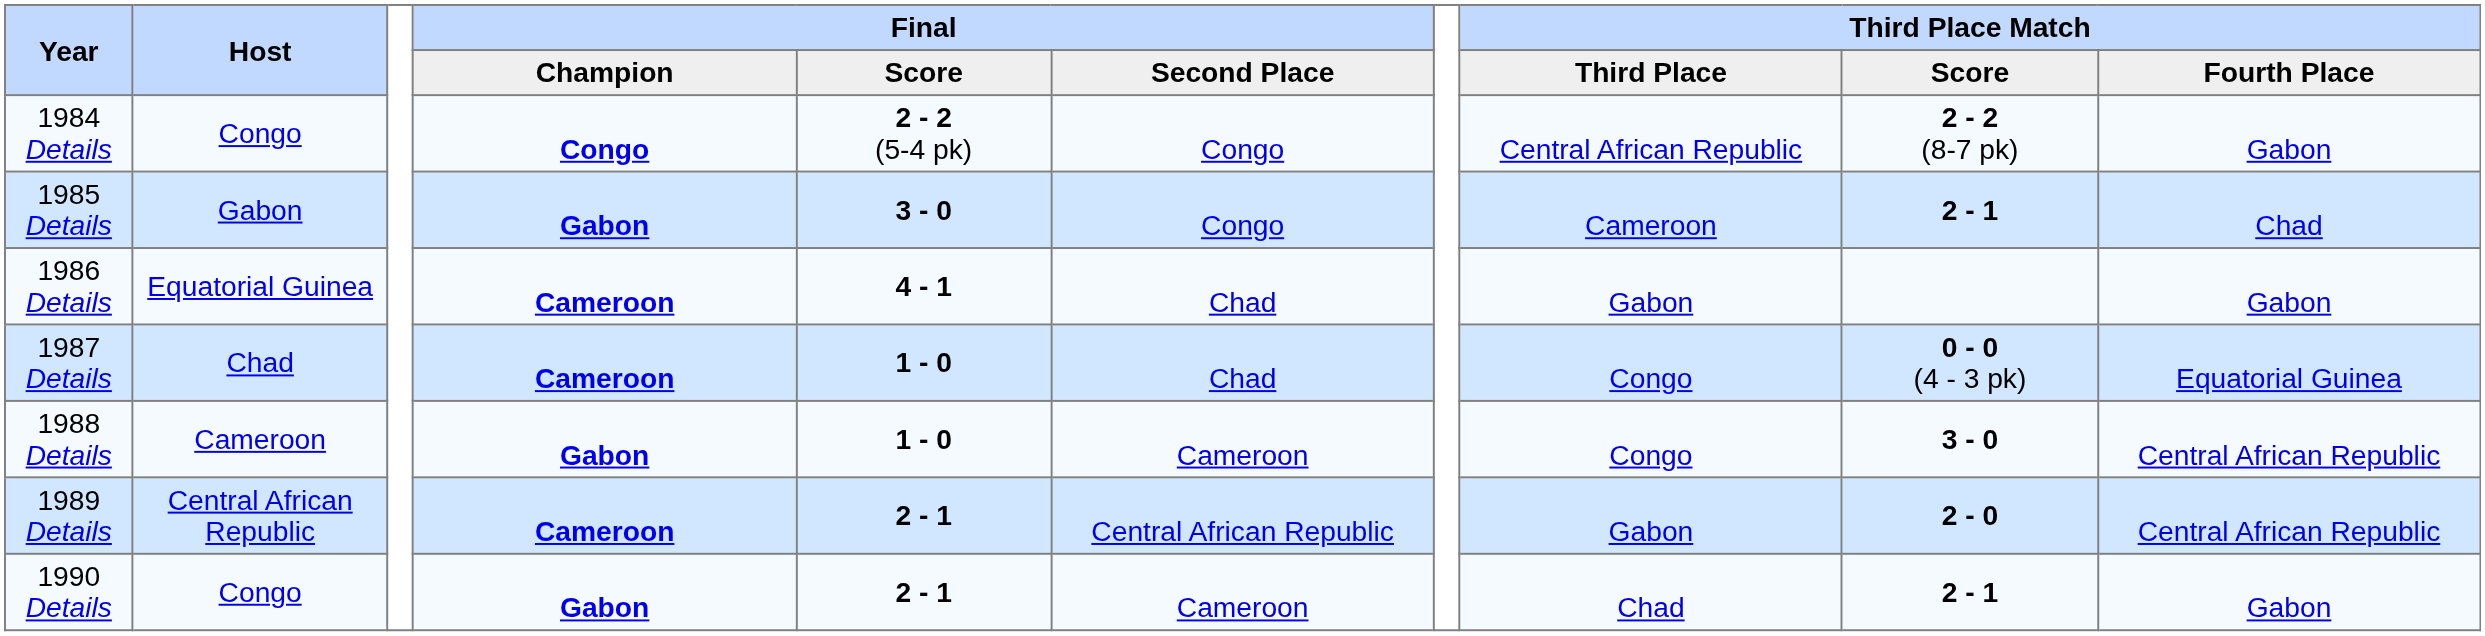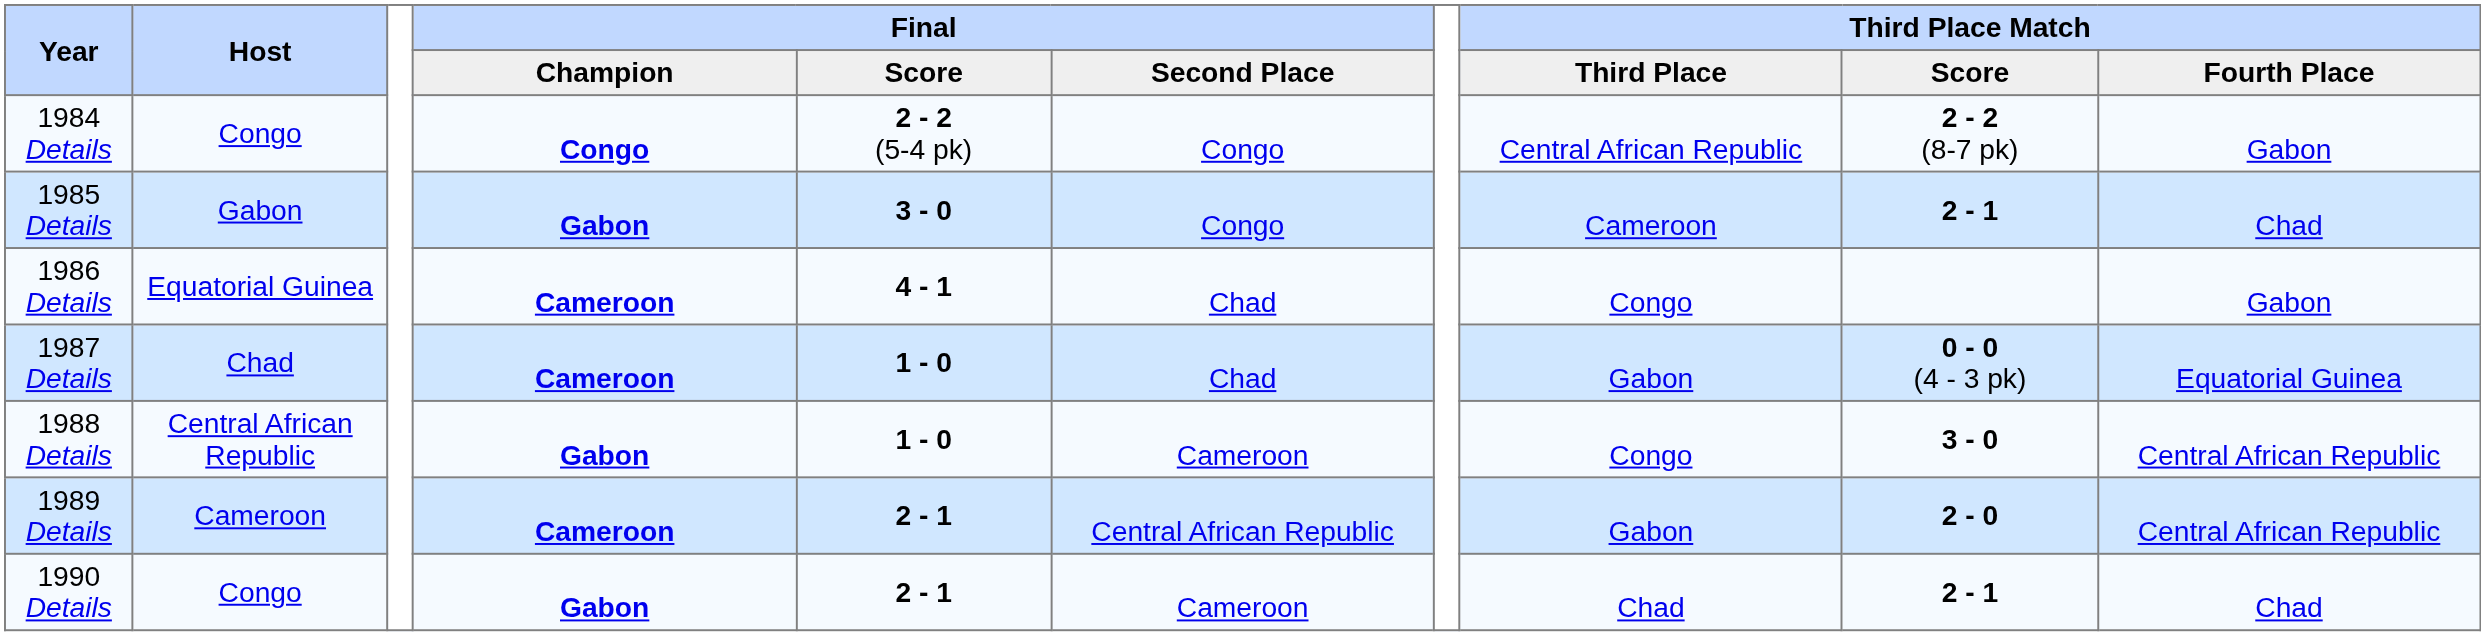(1651, 302) Gabon -> (1651, 302) Congo
(1651, 378) Congo -> (1651, 378) Gabon
(260, 439) Cameroon -> (260, 439) Central African Republic
(260, 516) Central African Republic -> (260, 516) Cameroon
(2289, 608) Gabon -> (2289, 608) Chad
